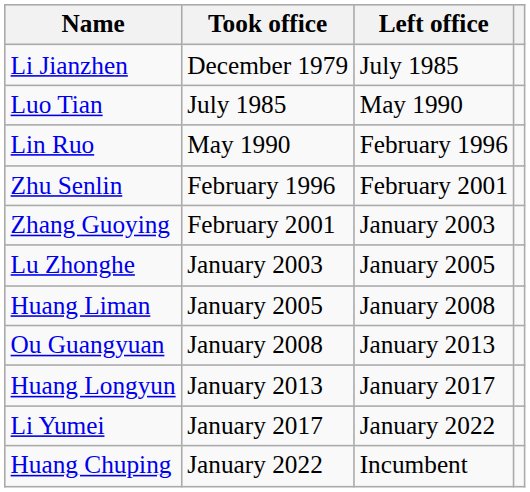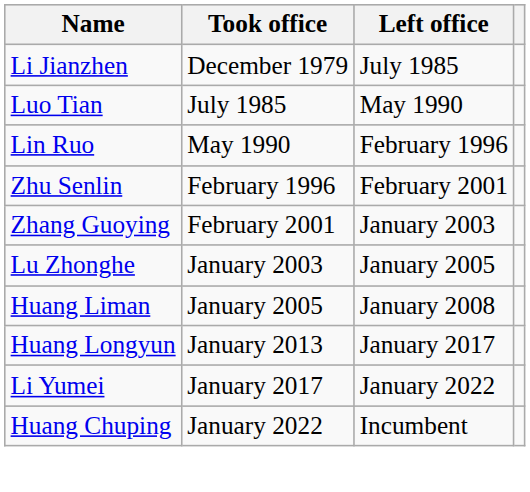- row: (87, 345)
